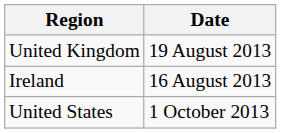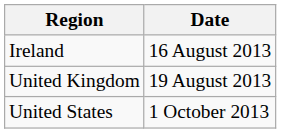rows swapped: (36, 81) <-> (74, 50)
